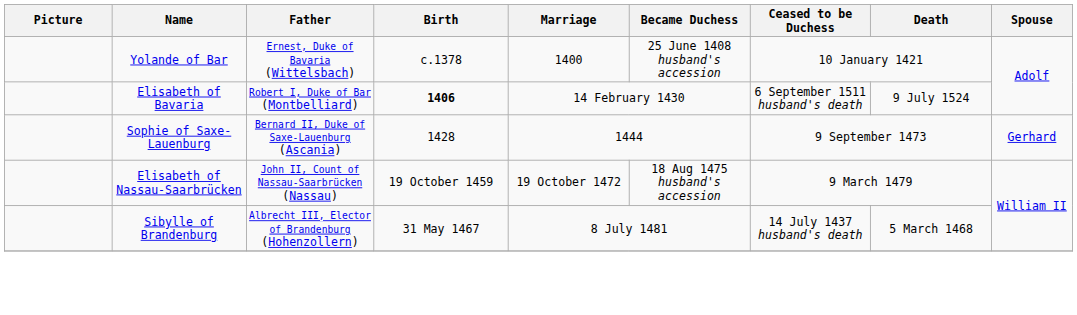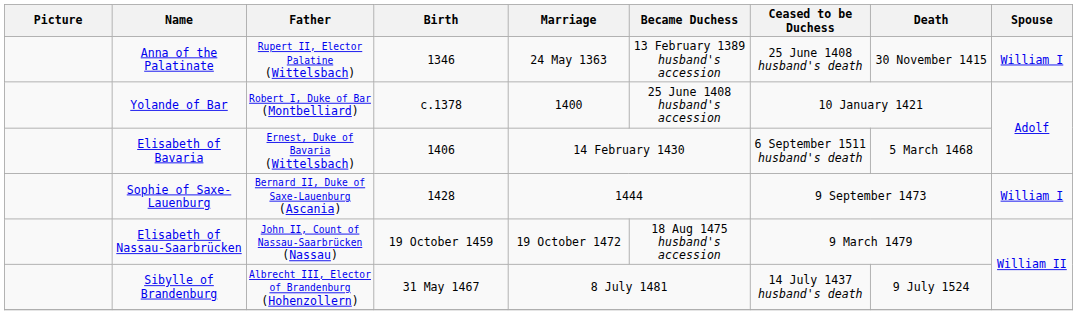+ row: (179, 59)
(310, 60) Ernest, Duke of Bavaria (Wittelsbach) -> (310, 106) Robert I, Duke of Bar (Montbelliard)
(310, 99) Robert I, Duke of Bar (Montbelliard) -> (310, 151) Ernest, Duke of Bavaria (Wittelsbach)
(441, 98) bold -> (441, 151) normal
(931, 98) 9 July 1524 -> (931, 151) 5 March 1468
(1032, 137) Gerhard -> (1032, 196) William I
(931, 228) 5 March 1468 -> (931, 287) 9 July 1524
